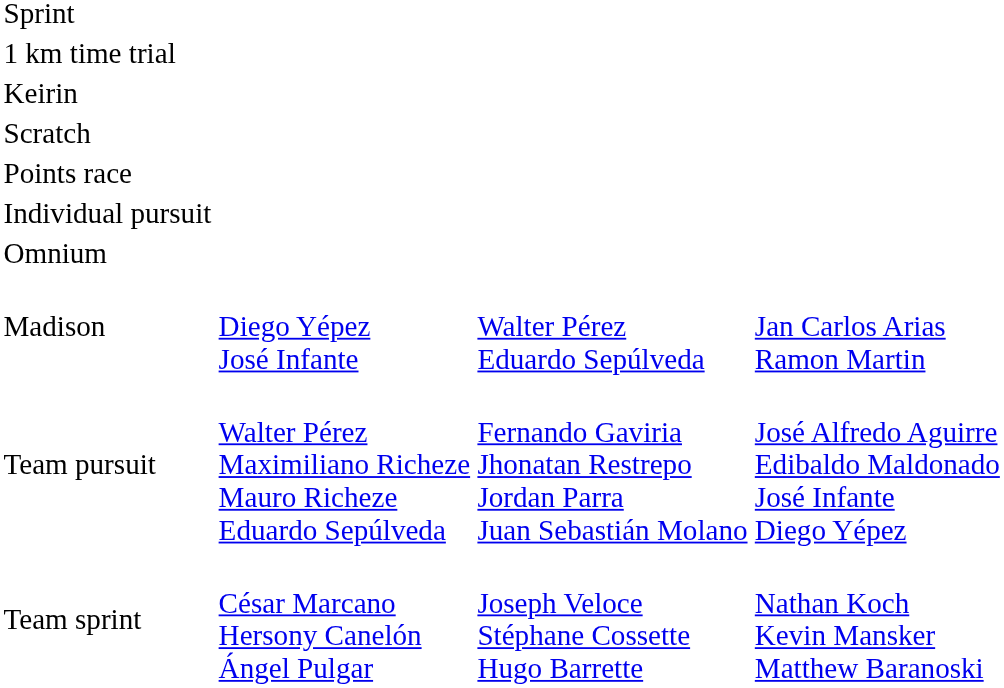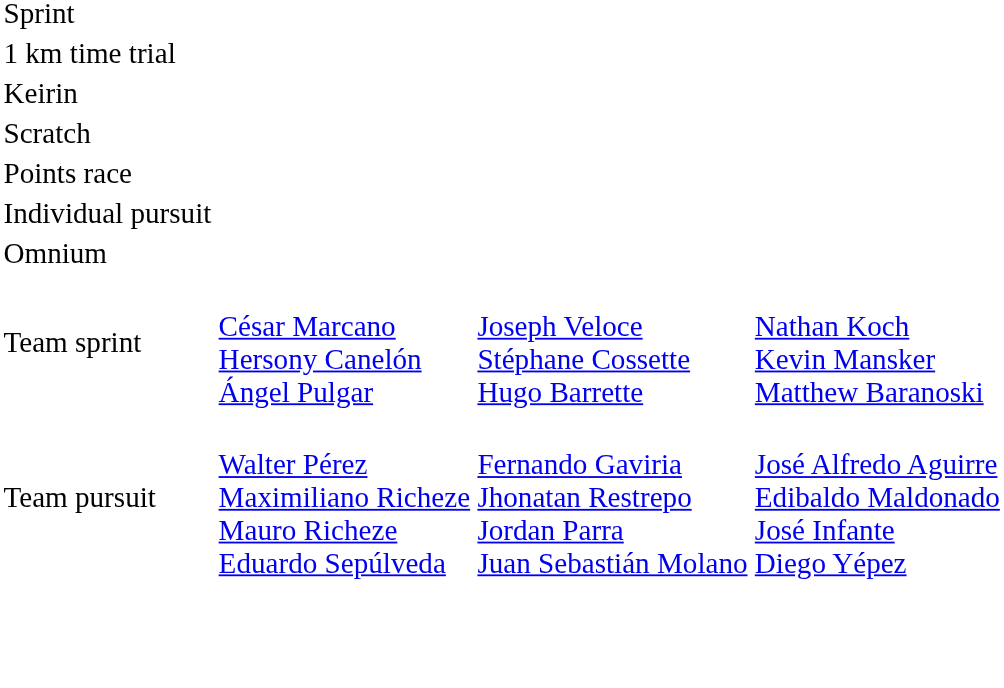- row: (54, 326)
rows swapped: (72, 619) <-> (80, 464)
